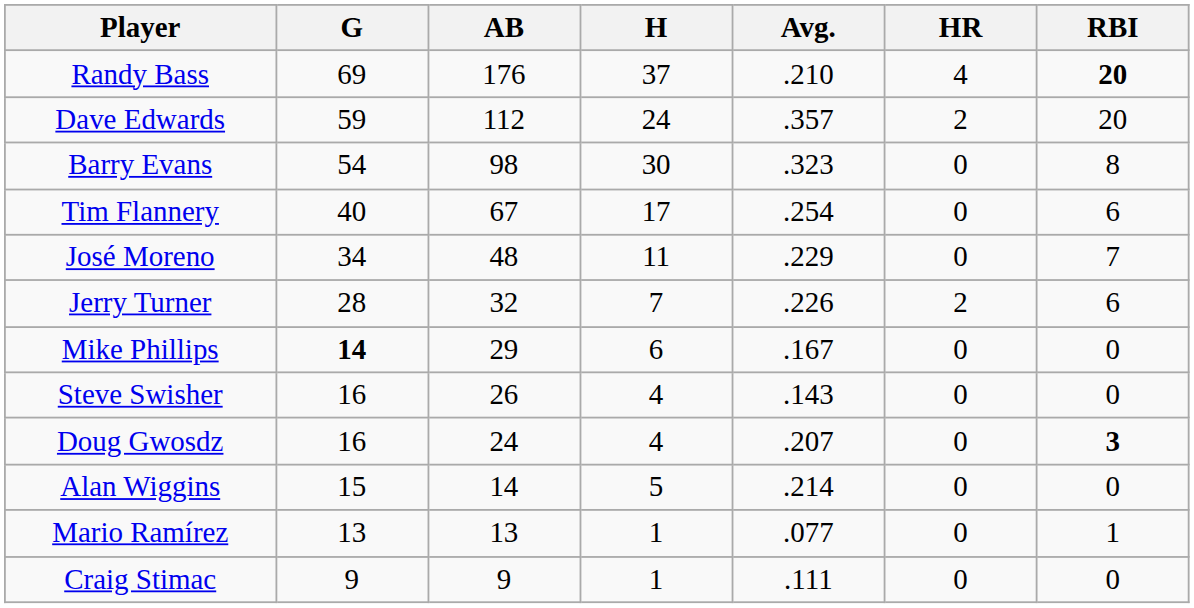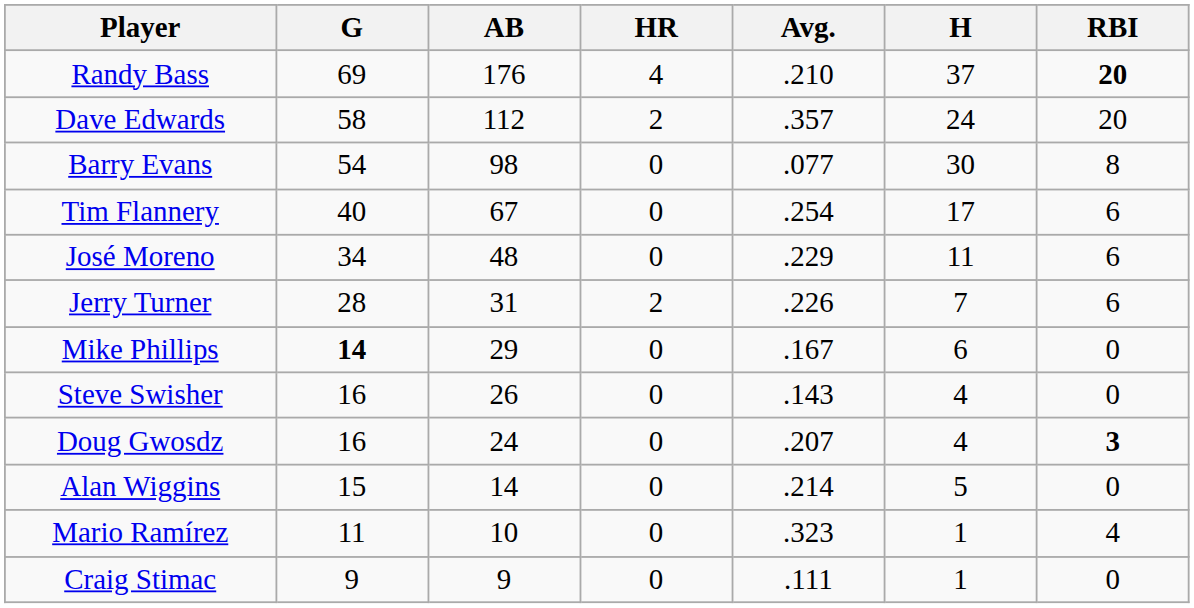columns swapped: (656, 27) <-> (961, 27)
(352, 119) 59 -> (352, 119) 58
(808, 165) .323 -> (808, 165) .077
(1113, 257) 7 -> (1113, 257) 6
(504, 303) 32 -> (504, 303) 31
(352, 532) 13 -> (352, 532) 11
(504, 532) 13 -> (504, 532) 10
(808, 532) .077 -> (808, 532) .323
(1113, 532) 1 -> (1113, 532) 4
